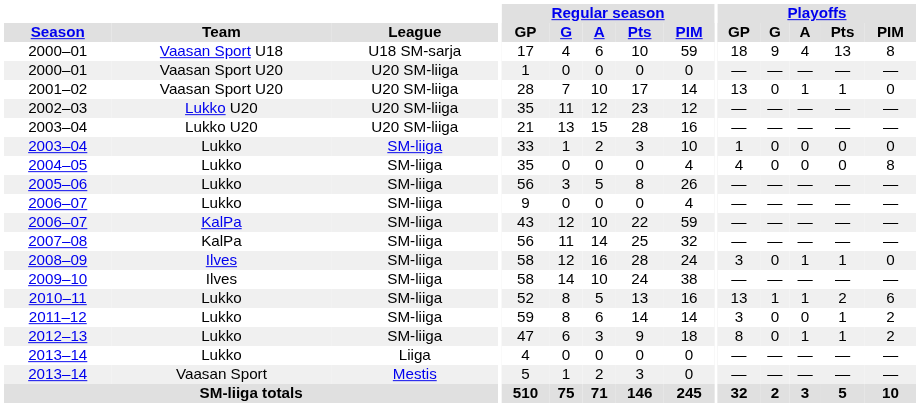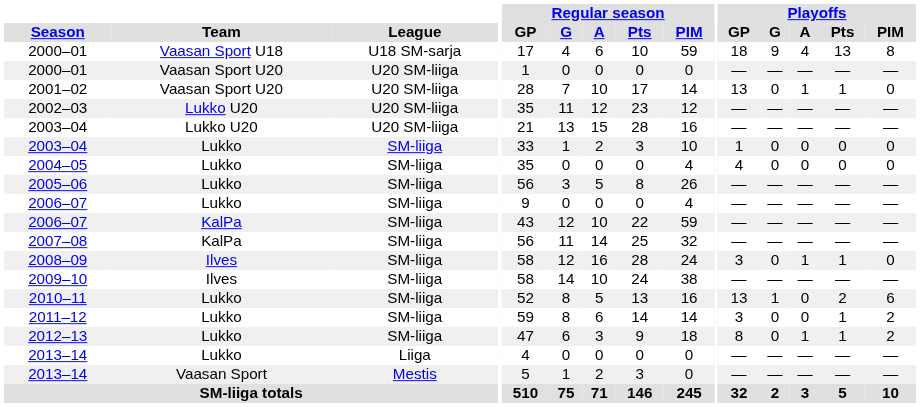(890, 165) 8 -> (890, 165) 0
(805, 298) 1 -> (805, 298) 0
